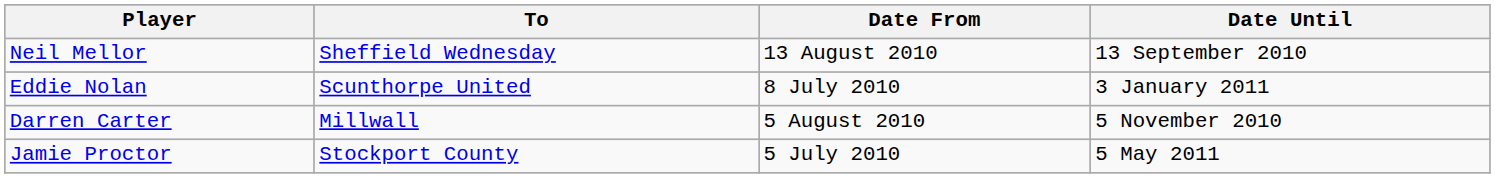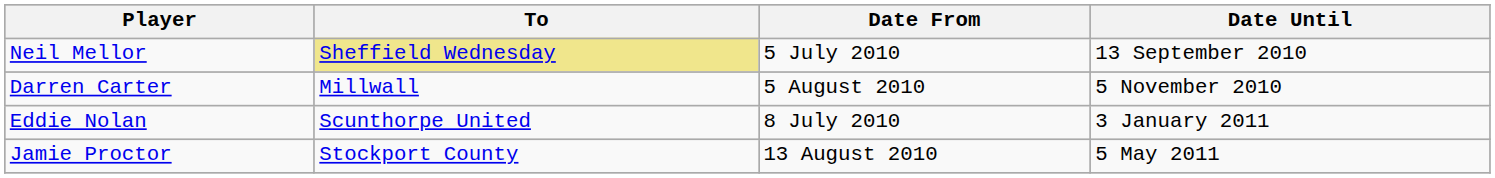(438, 55) no background -> (438, 55) khaki background
(851, 55) 13 August 2010 -> (832, 55) 5 July 2010
rows swapped: (78, 89) <-> (91, 122)
(832, 156) 5 July 2010 -> (851, 156) 13 August 2010
